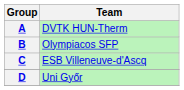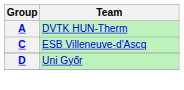- row: (22, 45)
